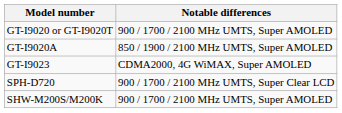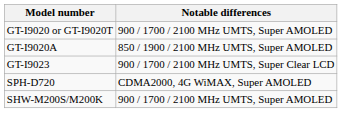(215, 64) CDMA2000, 4G WiMAX, Super AMOLED -> (226, 64) 900 / 1700 / 2100 MHz UMTS, Super Clear LCD
(226, 82) 900 / 1700 / 2100 MHz UMTS, Super Clear LCD -> (215, 82) CDMA2000, 4G WiMAX, Super AMOLED
